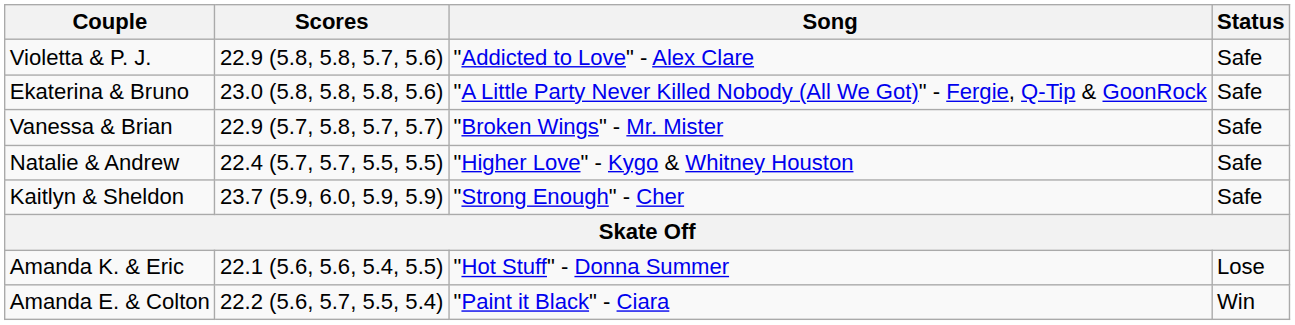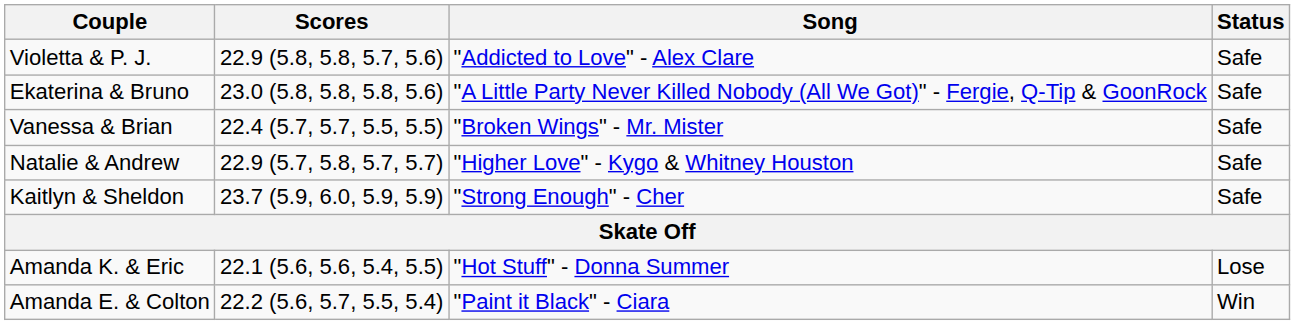(332, 127) 22.9 (5.7, 5.8, 5.7, 5.7) -> (332, 127) 22.4 (5.7, 5.7, 5.5, 5.5)
(332, 162) 22.4 (5.7, 5.7, 5.5, 5.5) -> (332, 162) 22.9 (5.7, 5.8, 5.7, 5.7)
